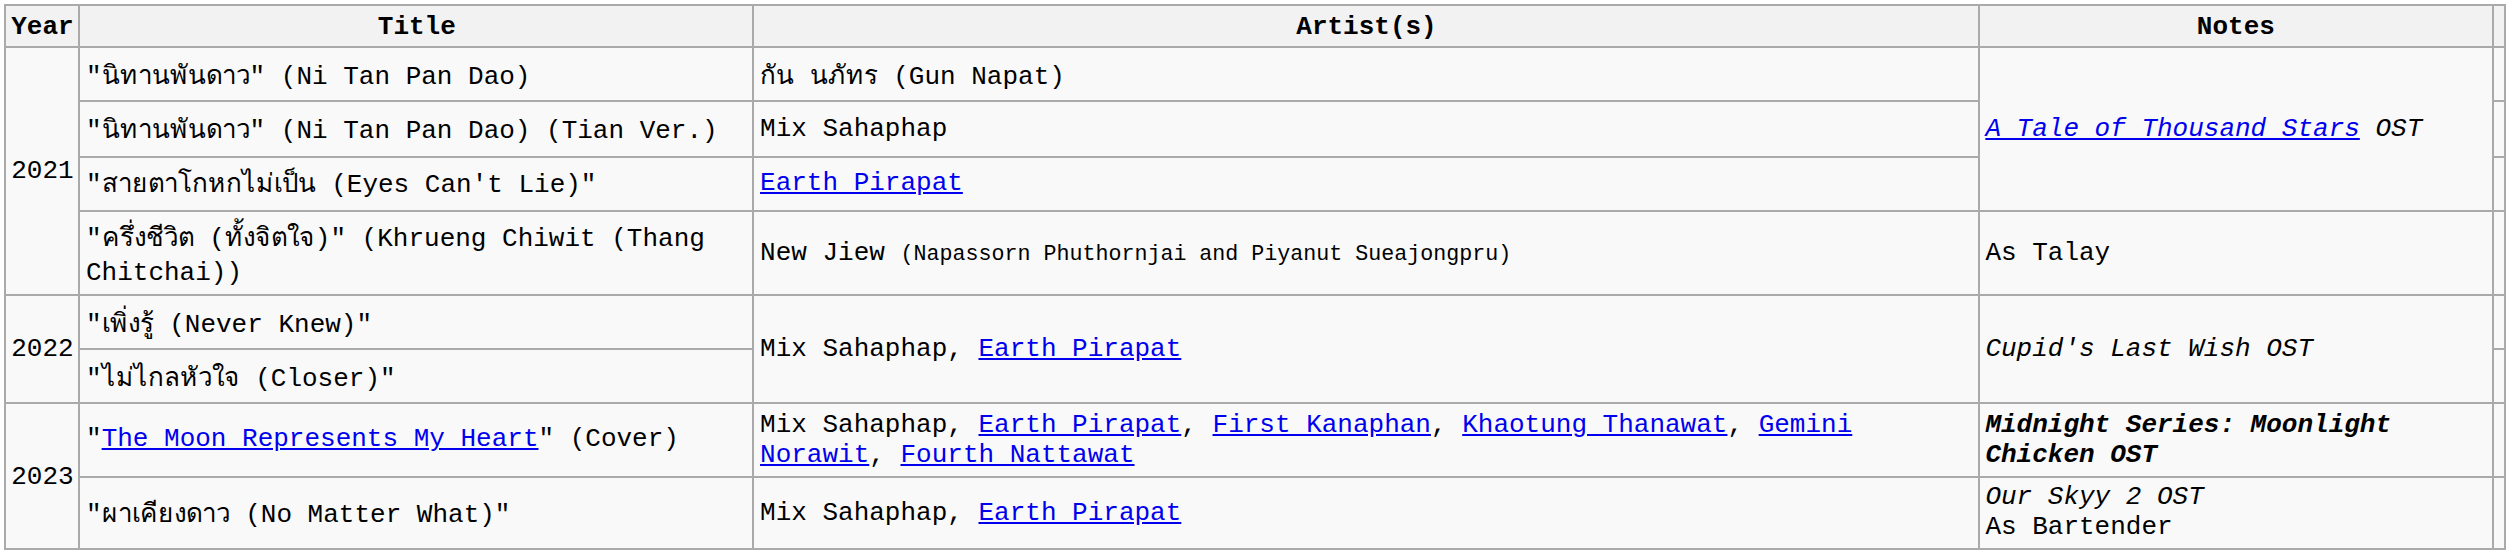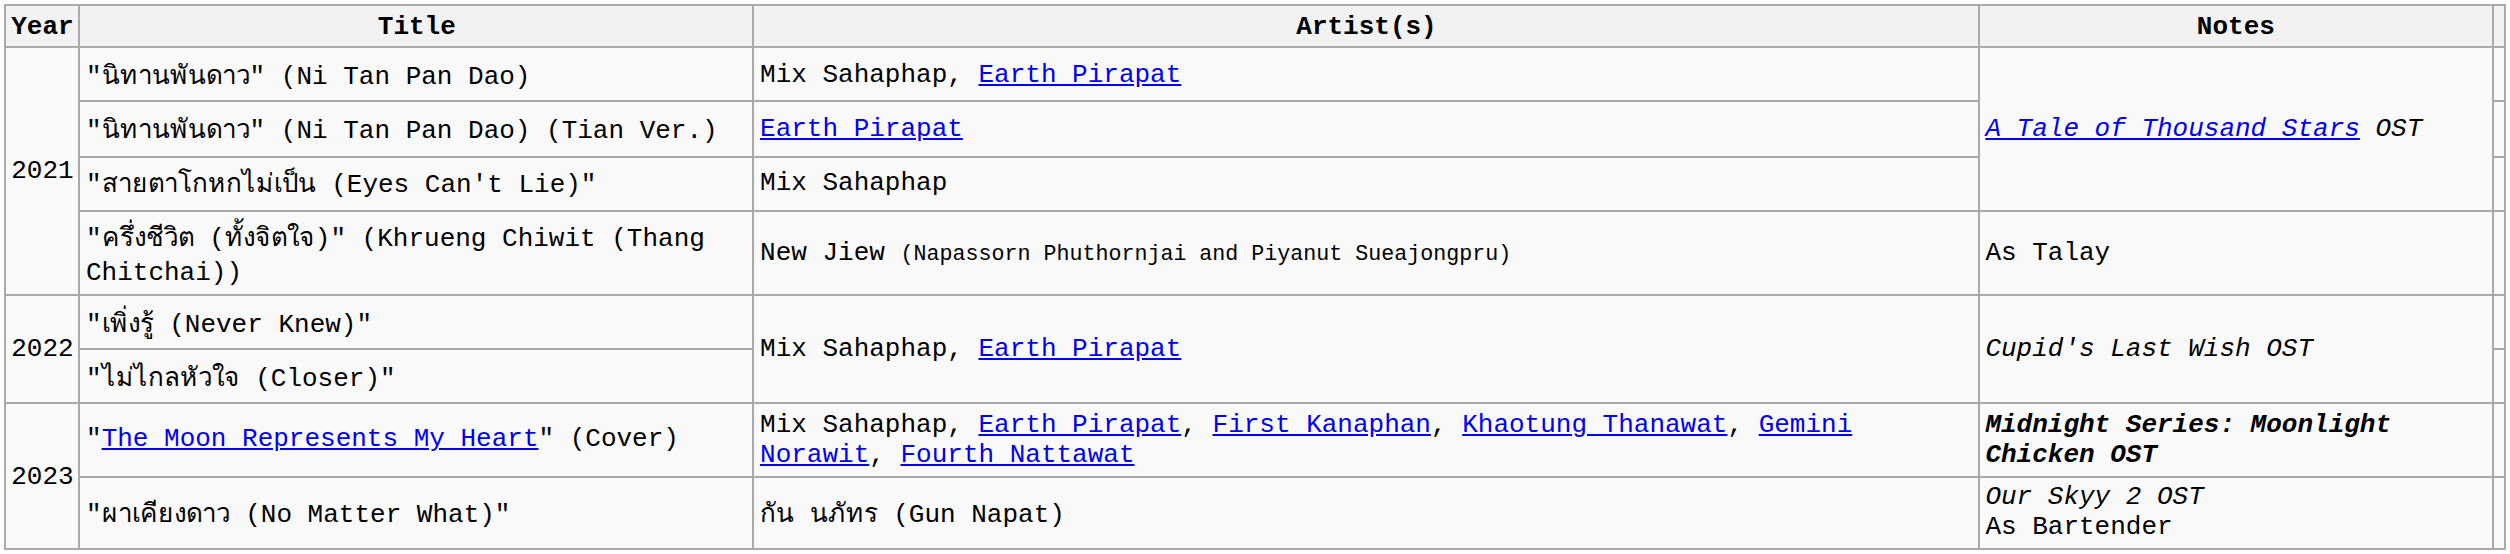(912, 77) กัน นภัทร (Gun Napat) -> (971, 75) Mix Sahaphap, Earth Pirapat
(854, 129) Mix Sahaphap -> (861, 129) Earth Pirapat
(861, 183) Earth Pirapat -> (854, 183) Mix Sahaphap
(971, 512) Mix Sahaphap, Earth Pirapat -> (912, 514) กัน นภัทร (Gun Napat)
